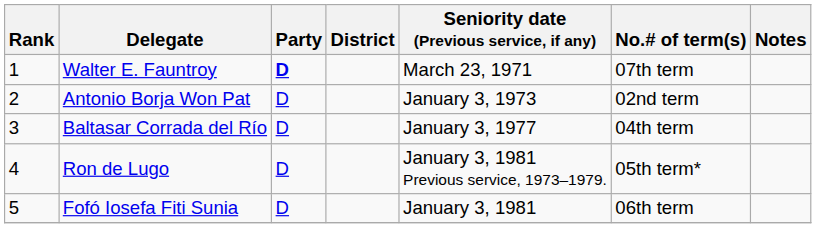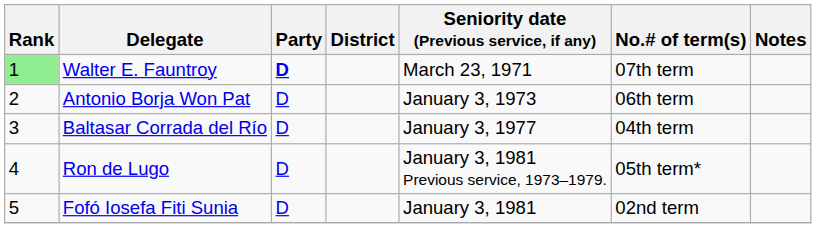(14, 69) no background -> (14, 69) lightgreen background
(657, 98) 02nd term -> (655, 98) 06th term
(655, 208) 06th term -> (657, 208) 02nd term
